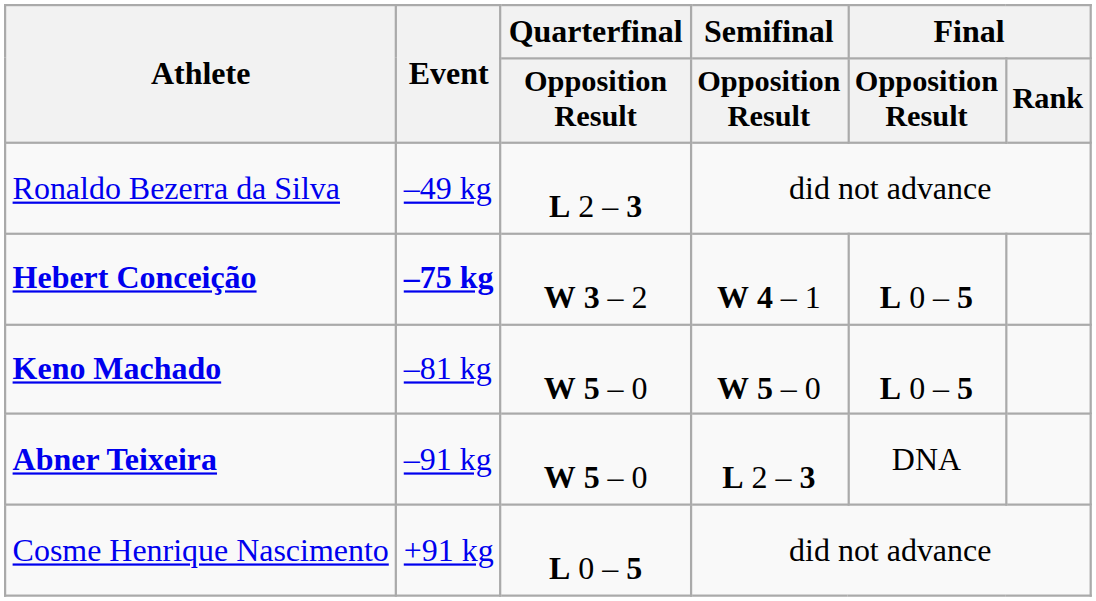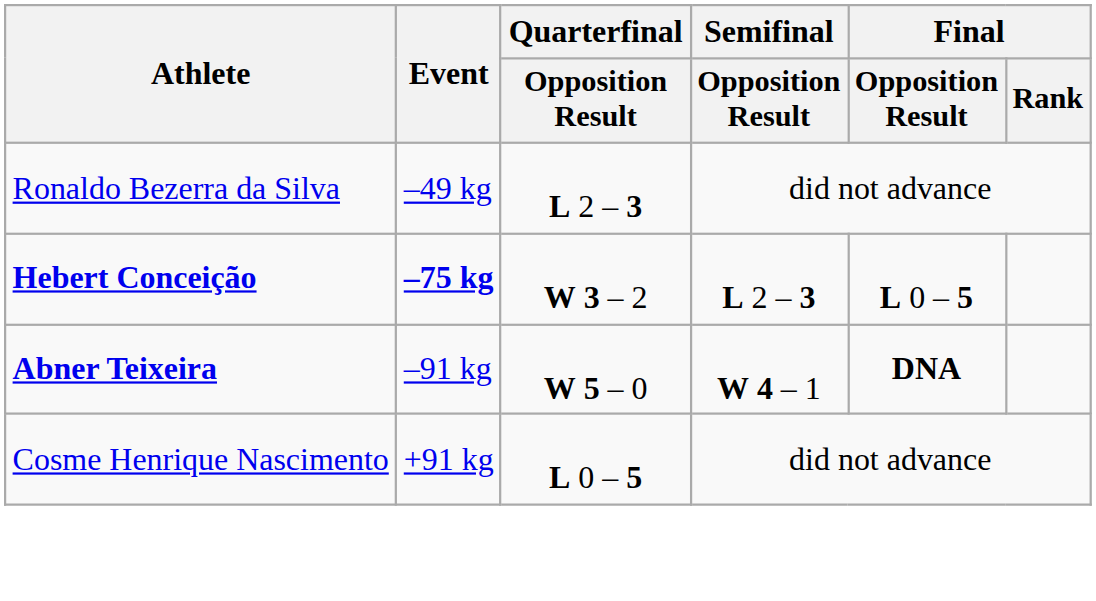(769, 297) W 4 – 1 -> (769, 297) L 2 – 3
- row: (117, 369)
(769, 478) L 2 – 3 -> (769, 388) W 4 – 1
(926, 459) normal -> (926, 369) bold
